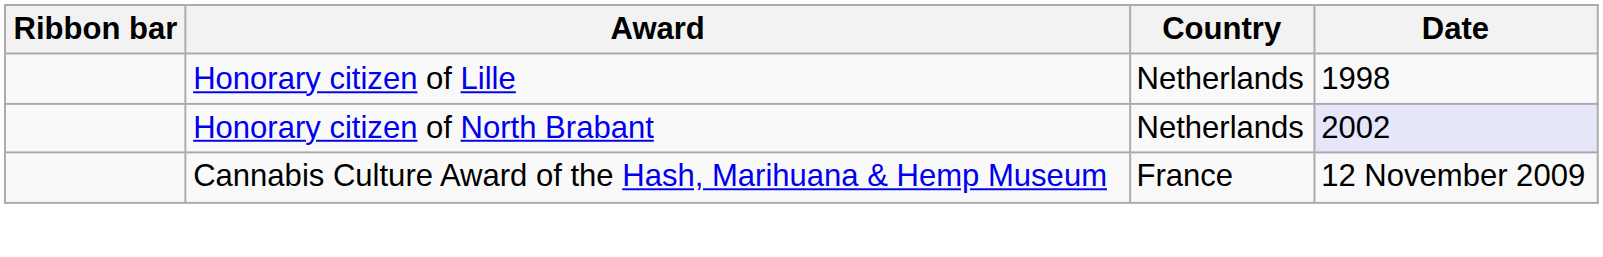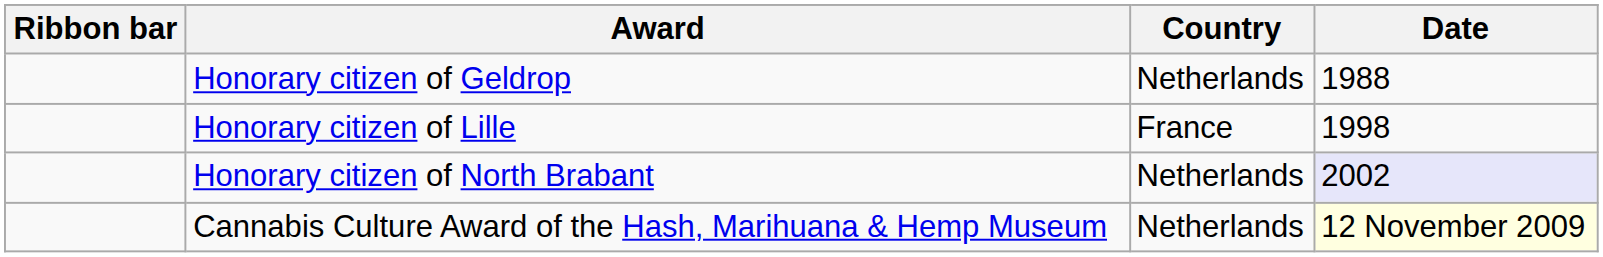+ row: (382, 78)
(1220, 78) Netherlands -> (1185, 127) France
(1185, 176) France -> (1220, 226) Netherlands
(1453, 176) no background -> (1453, 226) lightyellow background
